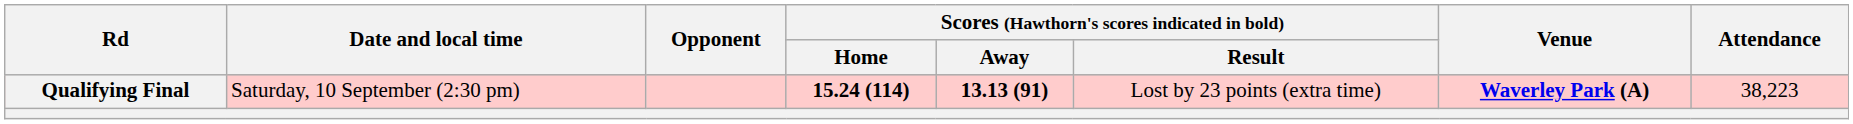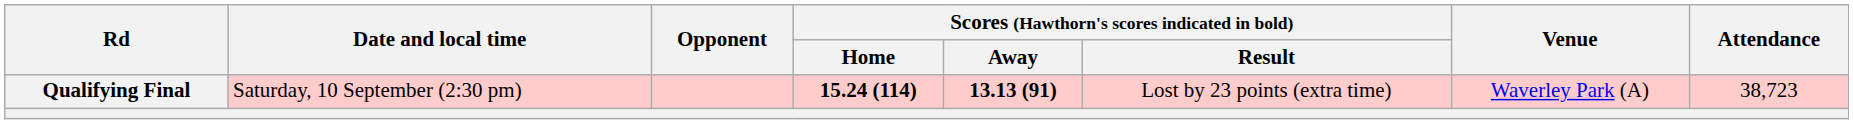(1565, 91) bold -> (1570, 91) normal
(1770, 91) 38,223 -> (1769, 91) 38,723
